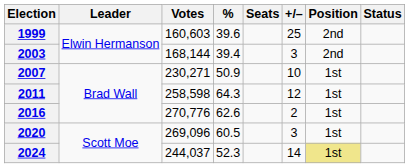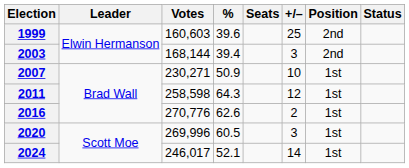(188, 133) 269,096 -> (188, 133) 269,996
(188, 152) 244,037 -> (188, 152) 246,017
(228, 152) 52.3 -> (228, 152) 52.1
(333, 152) khaki background -> (333, 152) no background
